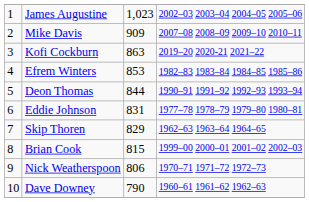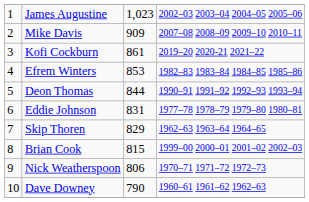(135, 52) 863 -> (135, 52) 861
